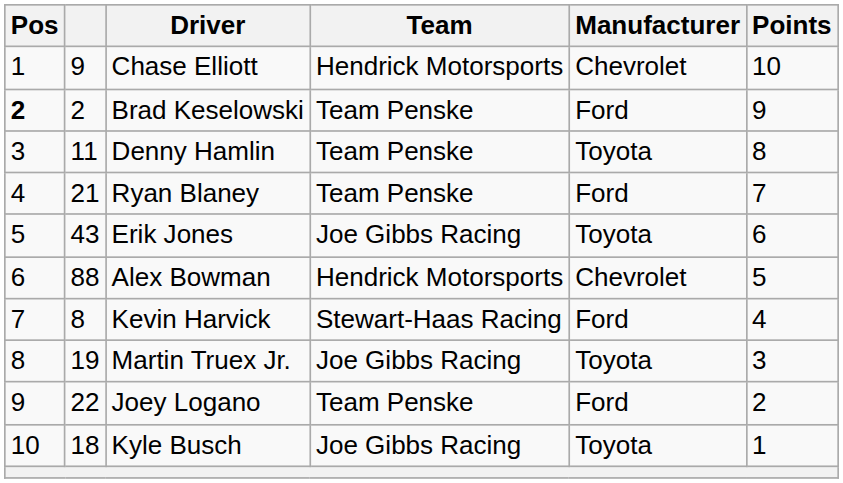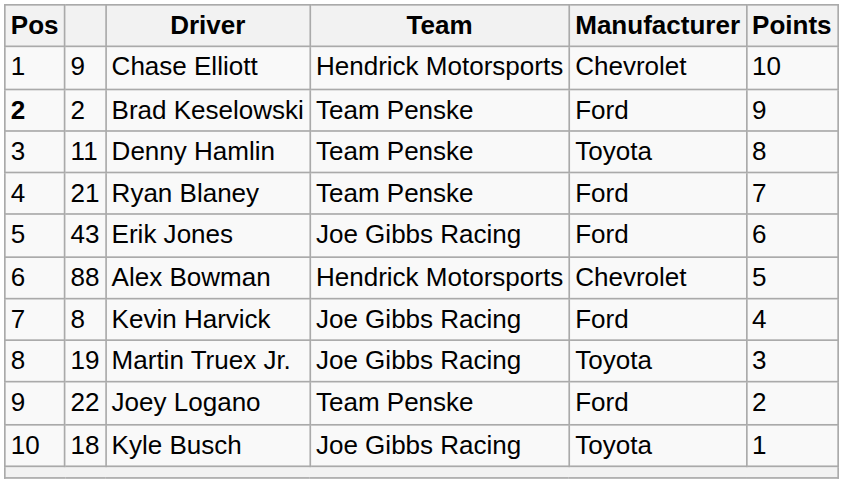(614, 234) Toyota -> (602, 234) Ford
(439, 318) Stewart-Haas Racing -> (419, 318) Joe Gibbs Racing
